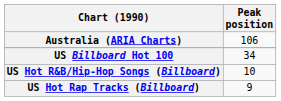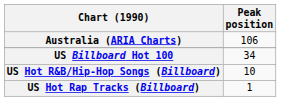(249, 88) 9 -> (249, 88) 1
